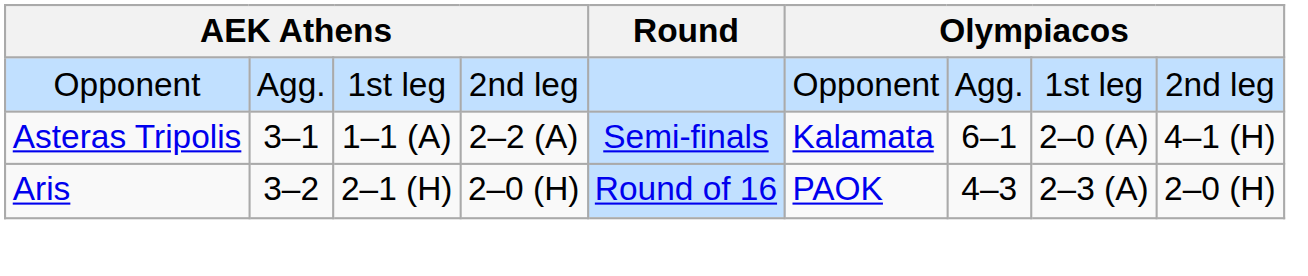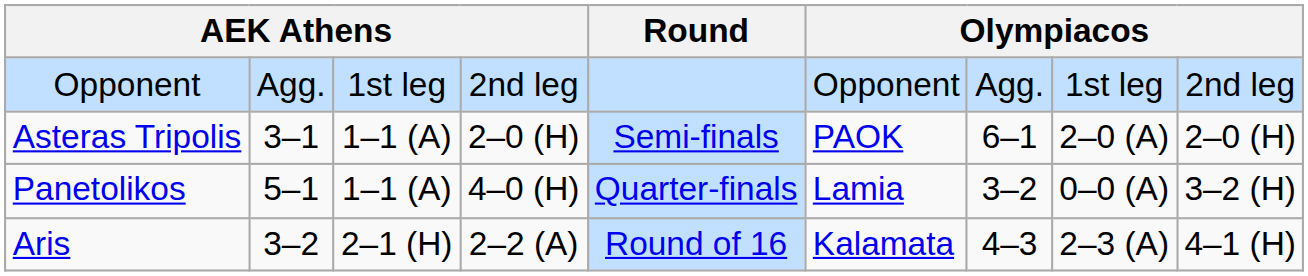(524, 137) 2–2 (A) -> (524, 137) 2–0 (H)
(863, 137) Kalamata -> (858, 137) PAOK
(1220, 137) 4–1 (H) -> (1240, 137) 2–0 (H)
+ row: (99, 190)
(524, 190) 2–0 (H) -> (524, 243) 2–2 (A)
(838, 190) PAOK -> (883, 243) Kalamata
(1220, 190) 2–0 (H) -> (1240, 243) 4–1 (H)
